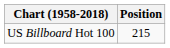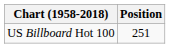(141, 33) 215 -> (141, 33) 251
